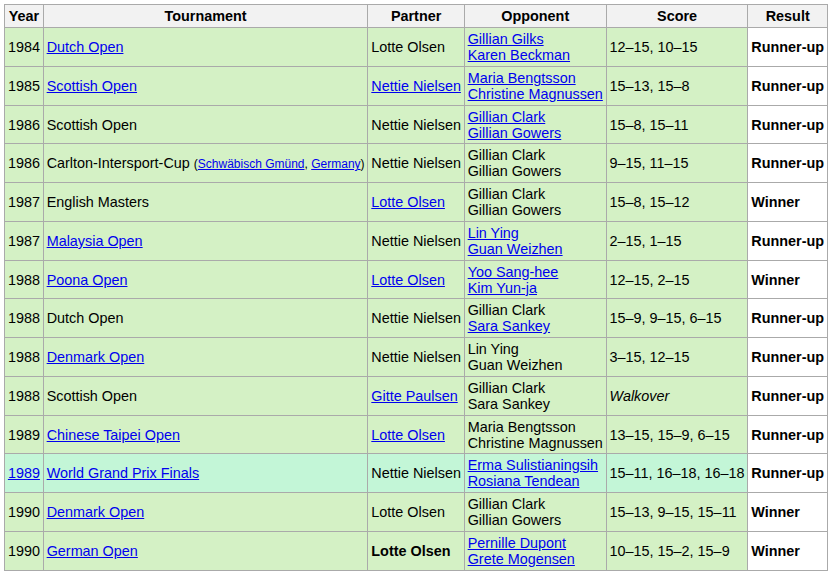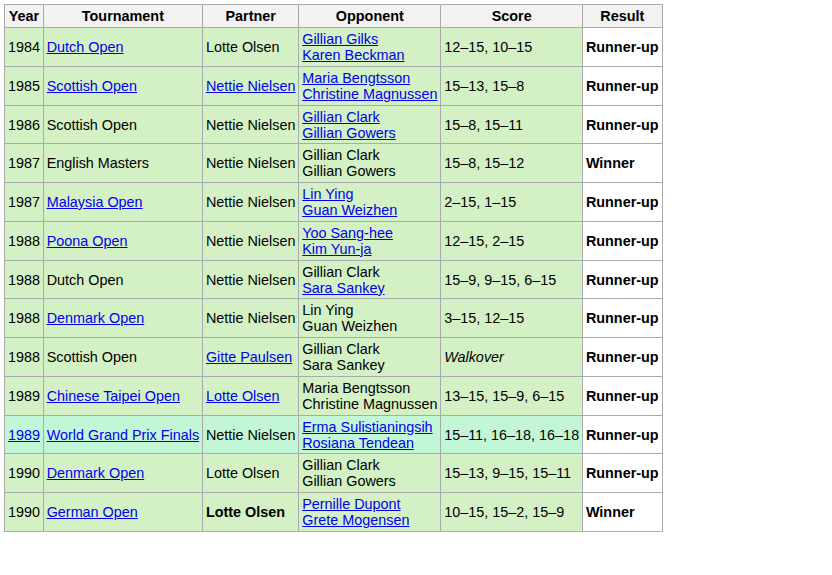- row: (206, 163)
(408, 202) Lotte Olsen -> (251, 163) Nettie Nielsen
(408, 280) Lotte Olsen -> (251, 241) Nettie Nielsen
(776, 280) Winner -> (622, 241) Runner-up
(776, 512) Winner -> (622, 473) Runner-up
